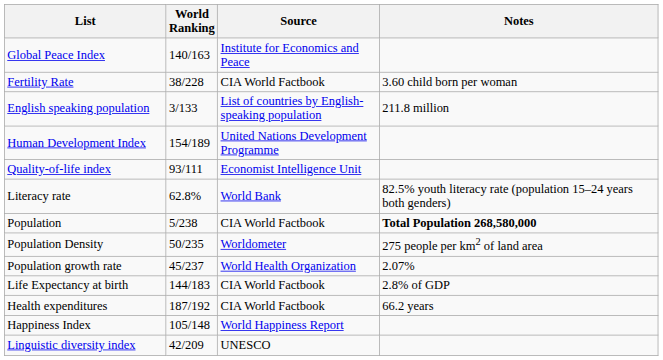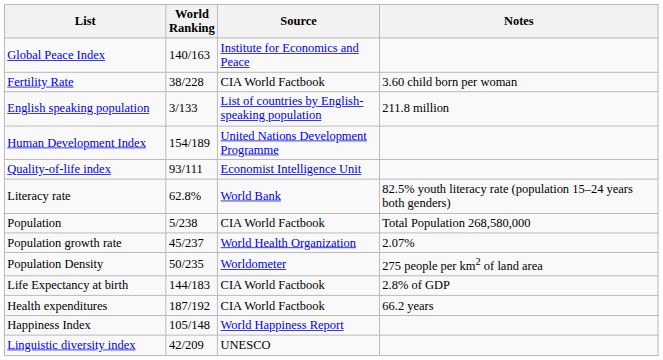(459, 223) bold -> (456, 223) normal
rows swapped: (64, 266) <-> (55, 244)
